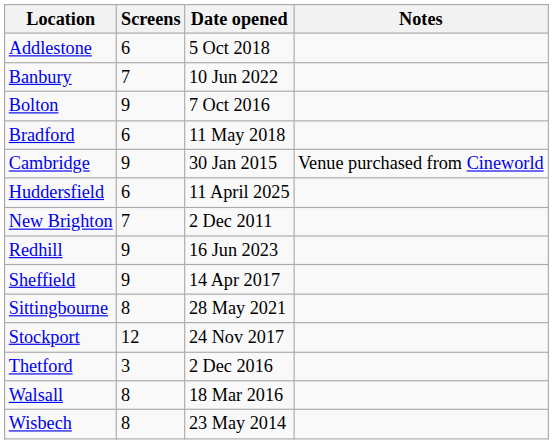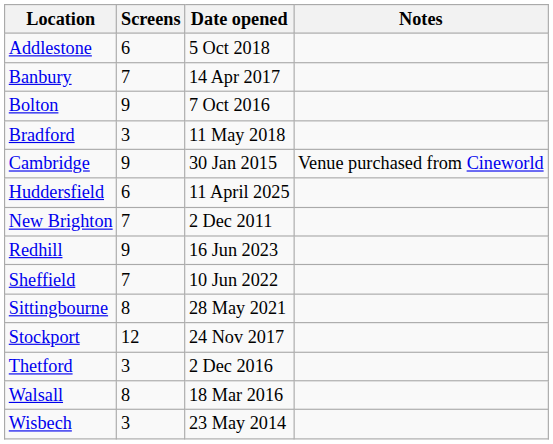(233, 76) 10 Jun 2022 -> (234, 76) 14 Apr 2017
(126, 134) 6 -> (126, 134) 3
(126, 279) 9 -> (126, 279) 7
(234, 279) 14 Apr 2017 -> (233, 279) 10 Jun 2022
(126, 423) 8 -> (126, 423) 3
